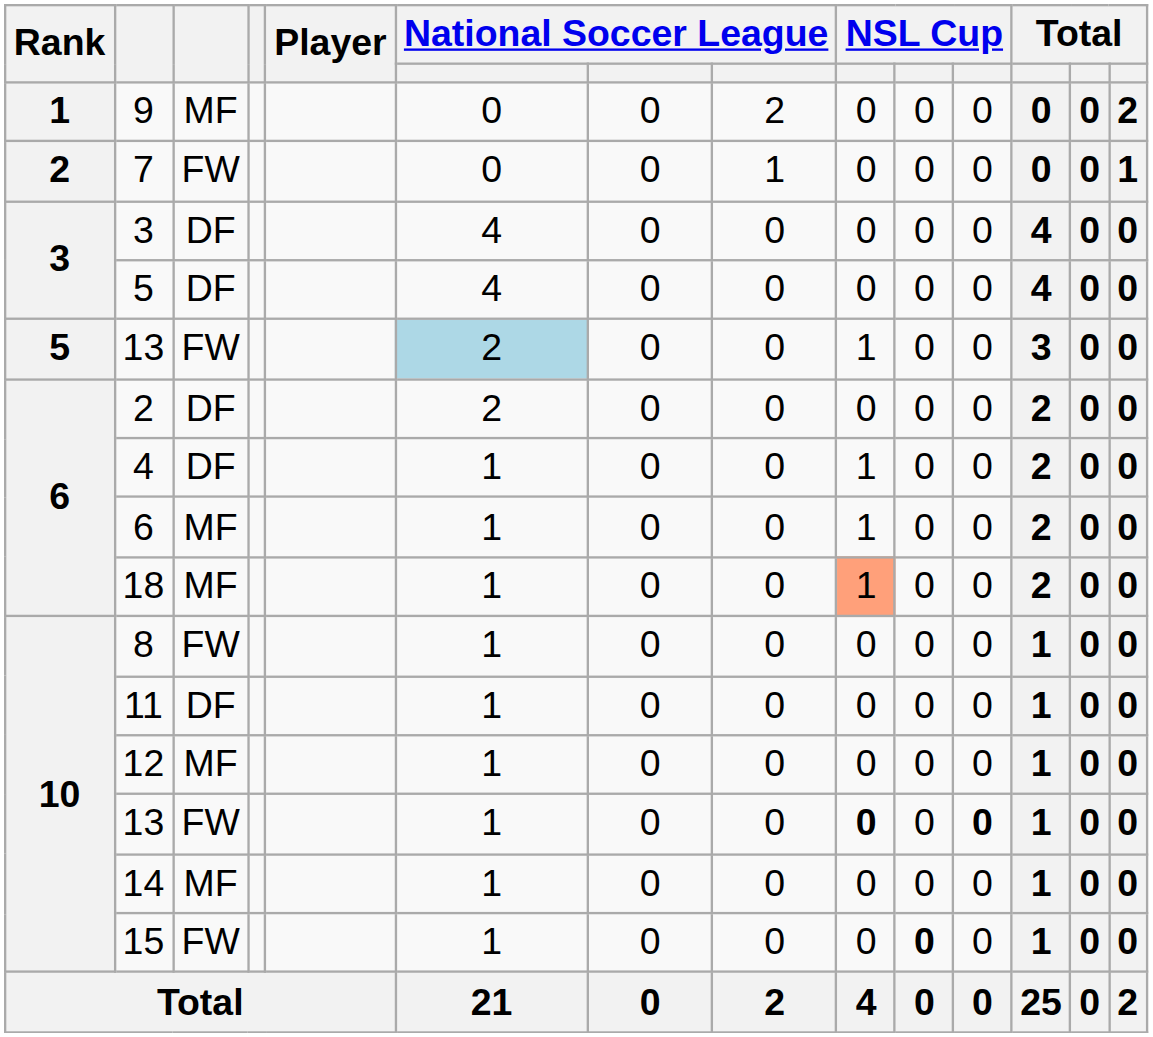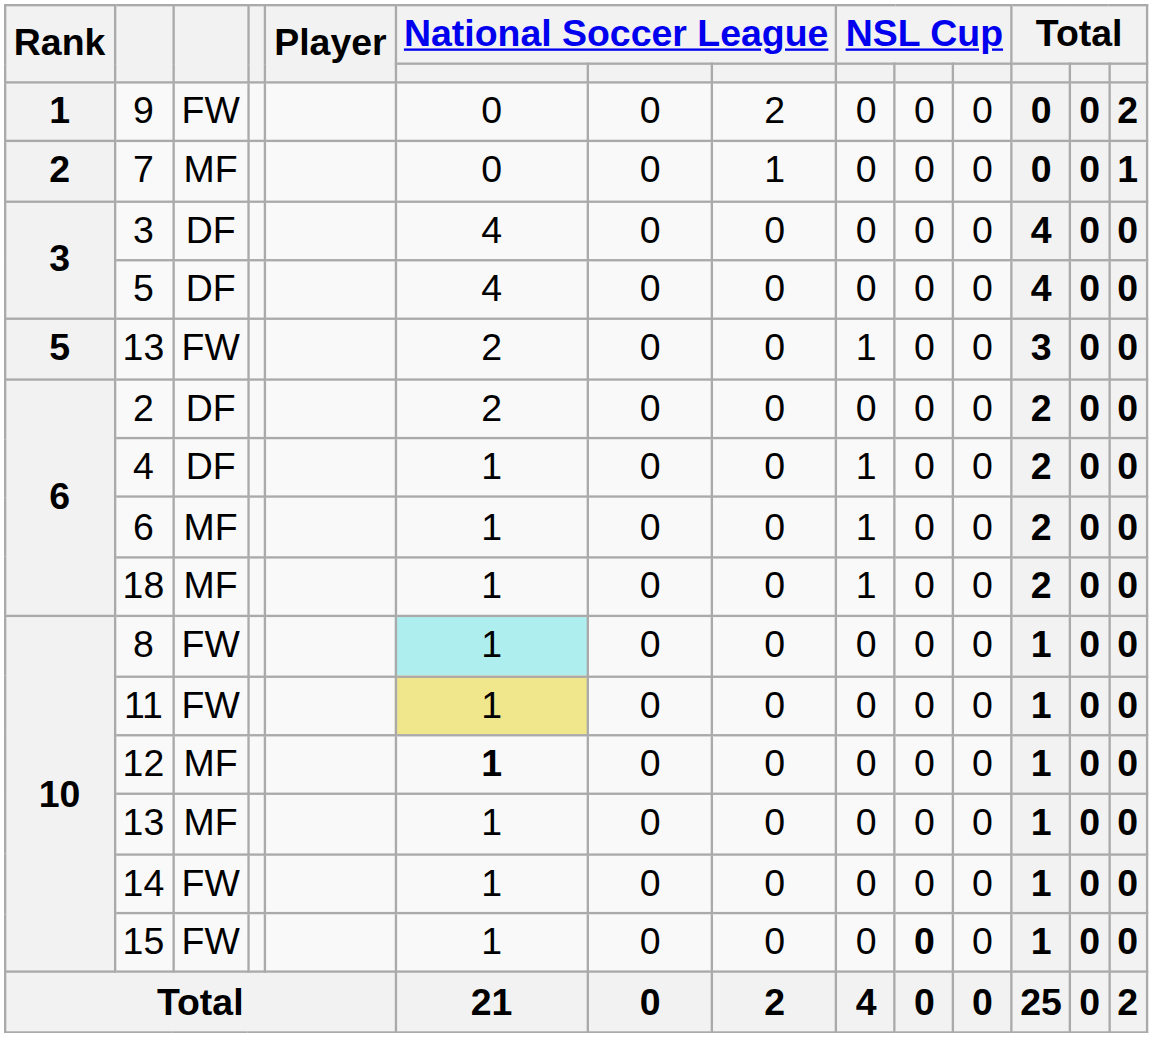(211, 110) MF -> (211, 110) FW
(211, 170) FW -> (211, 170) MF
(492, 348) lightblue background -> (492, 348) no background
(866, 585) lightsalmon background -> (866, 585) no background
(492, 645) no background -> (492, 645) paleturquoise background
(211, 704) DF -> (211, 704) FW
(492, 704) no background -> (492, 704) khaki background
(492, 763) normal -> (492, 763) bold
(211, 823) FW -> (211, 823) MF
(866, 823) bold -> (866, 823) normal
(983, 823) bold -> (983, 823) normal
(211, 882) MF -> (211, 882) FW
